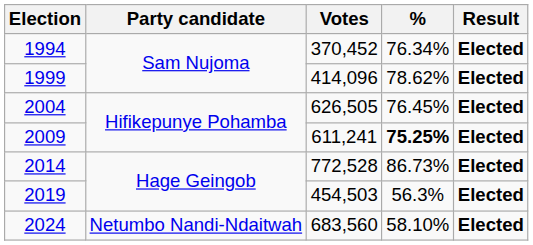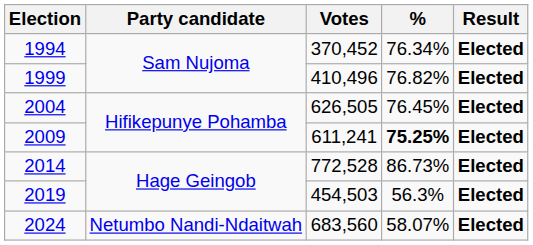(344, 78) 414,096 -> (344, 78) 410,496
(418, 78) 78.62% -> (418, 78) 76.82%
(418, 225) 58.10% -> (418, 225) 58.07%
